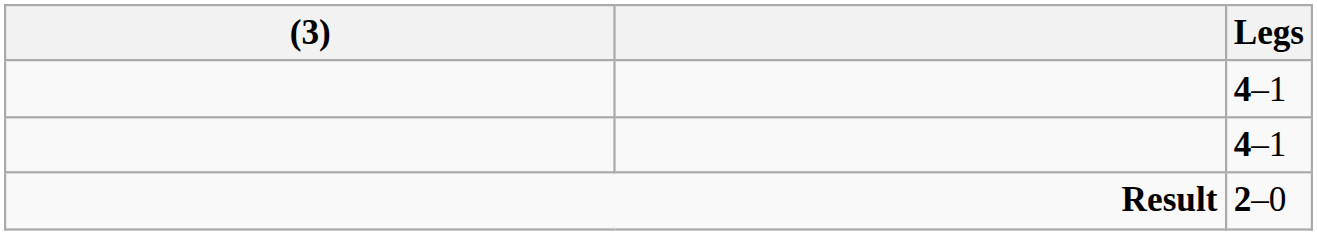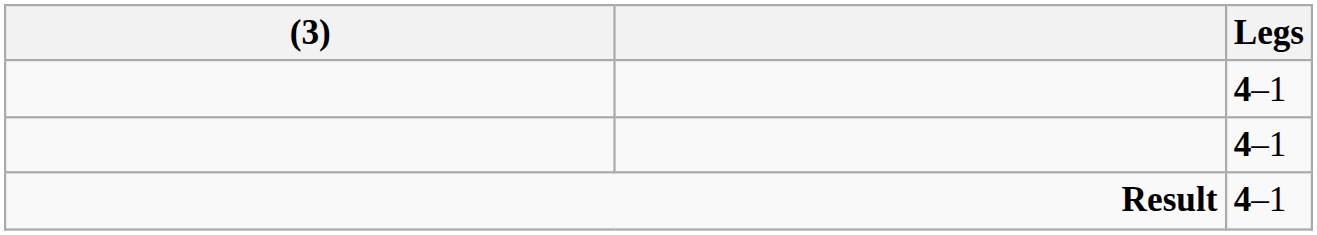(1260, 199) 2–0 -> (1260, 199) 4–1
